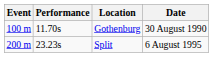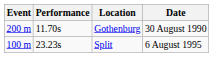(19, 28) 100 m -> (19, 28) 200 m
(19, 44) 200 m -> (19, 44) 100 m
